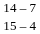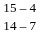rows swapped: (20, 8) <-> (20, 26)
